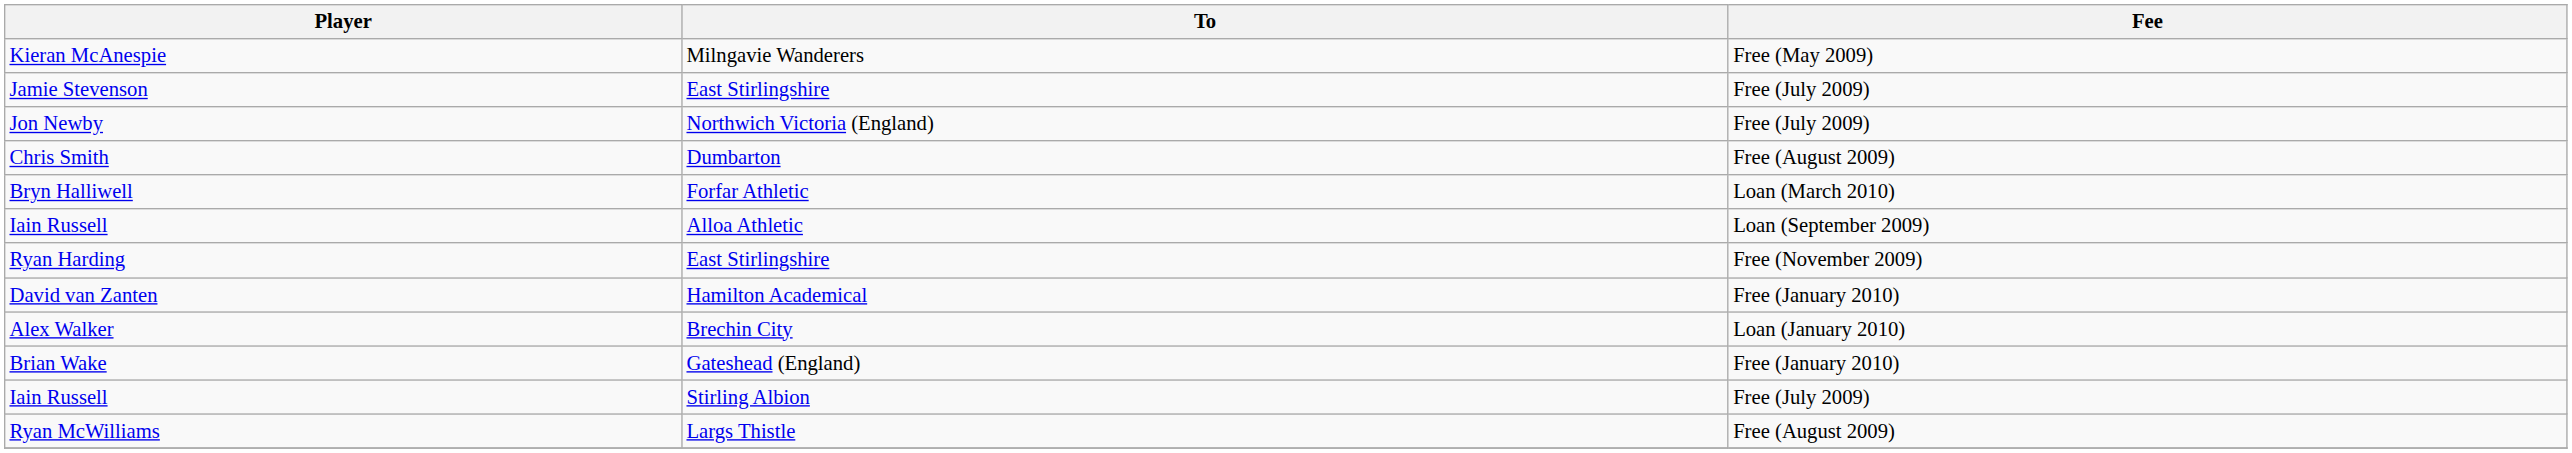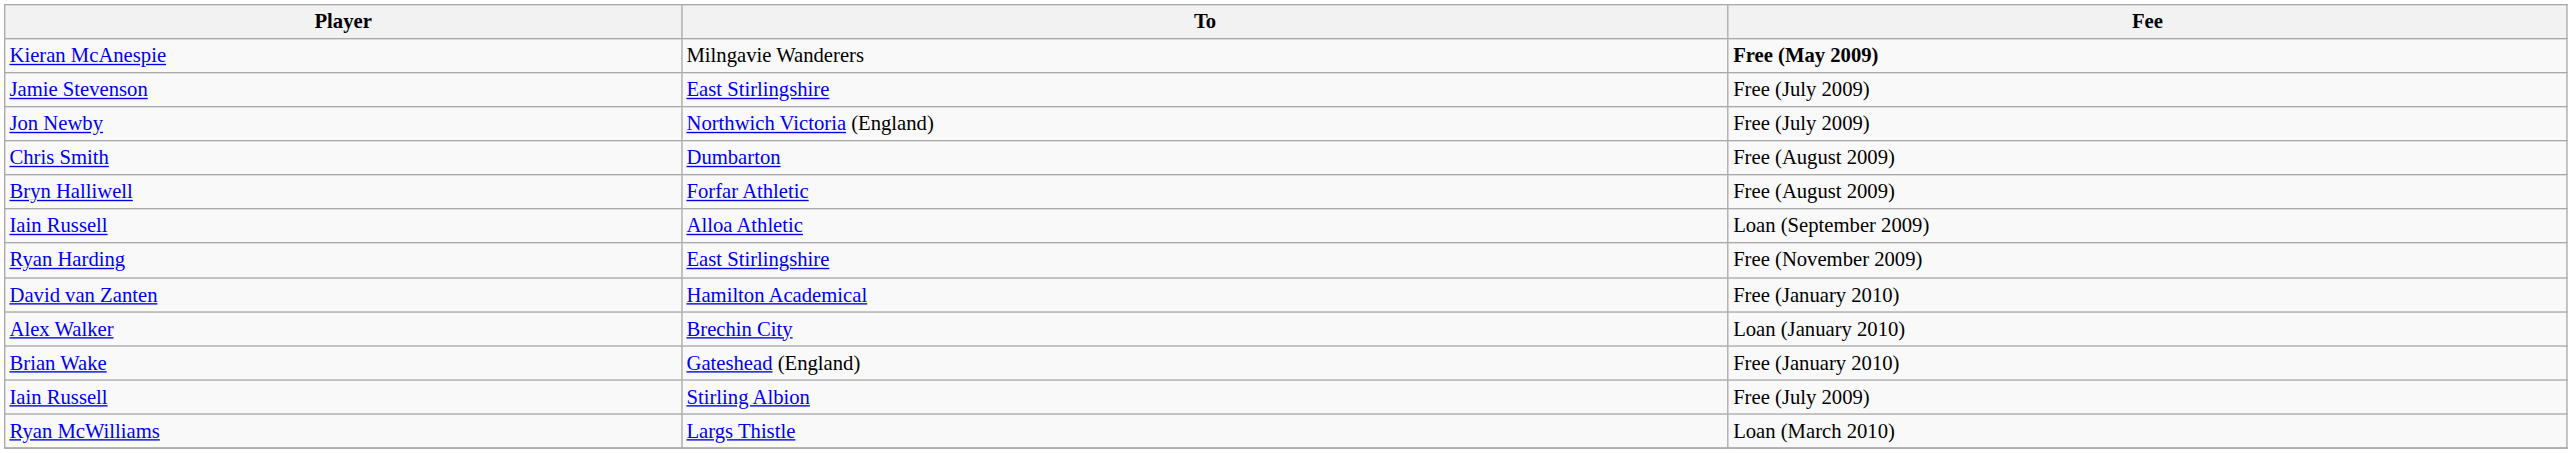(1803, 55) normal -> (1806, 55) bold
(1814, 192) Loan (March 2010) -> (1814, 192) Free (August 2009)
(1814, 430) Free (August 2009) -> (1814, 430) Loan (March 2010)
